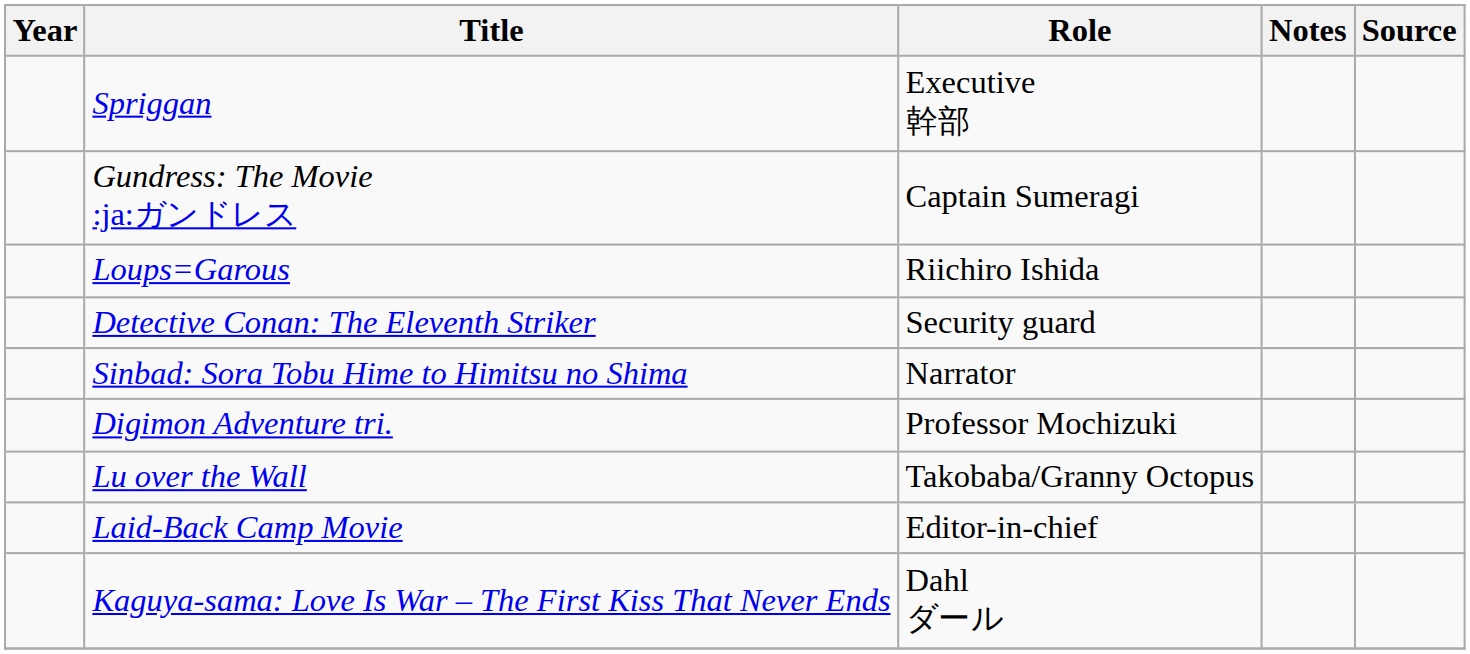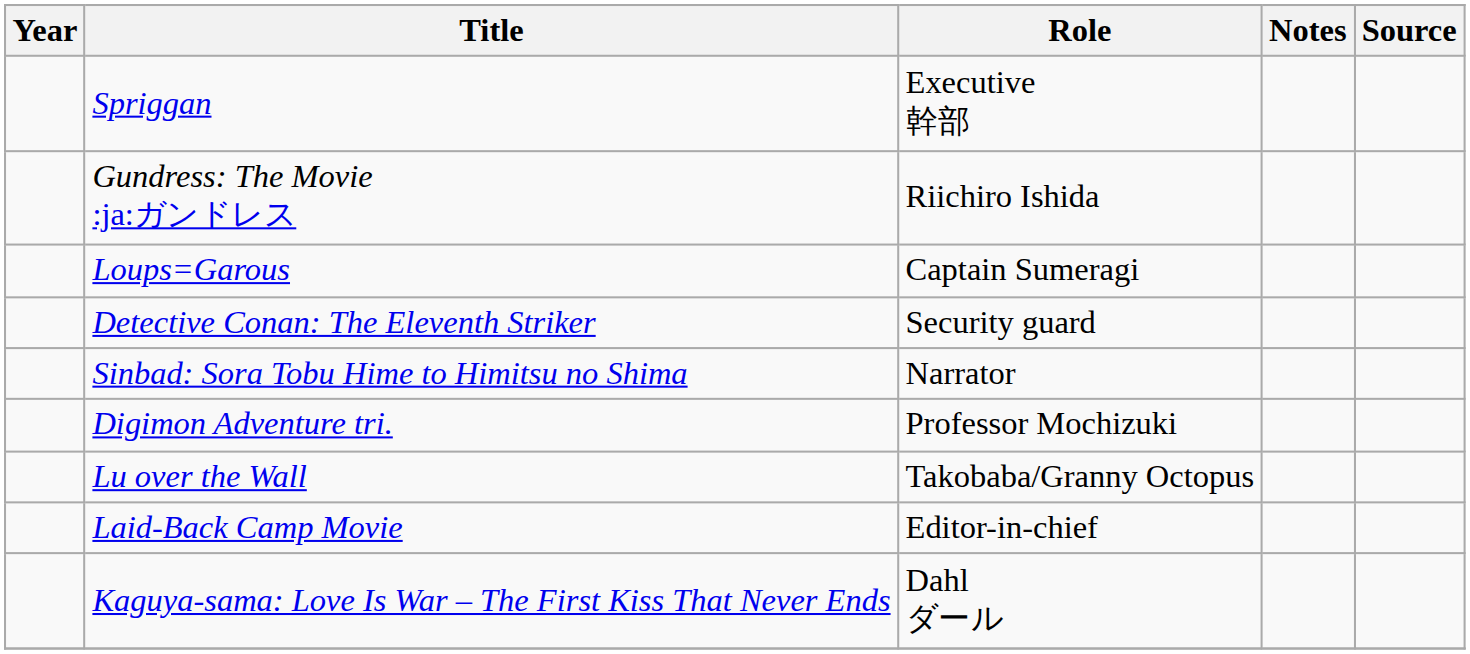(1022, 197) Captain Sumeragi -> (1003, 197) Riichiro Ishida
(1003, 270) Riichiro Ishida -> (1022, 270) Captain Sumeragi
